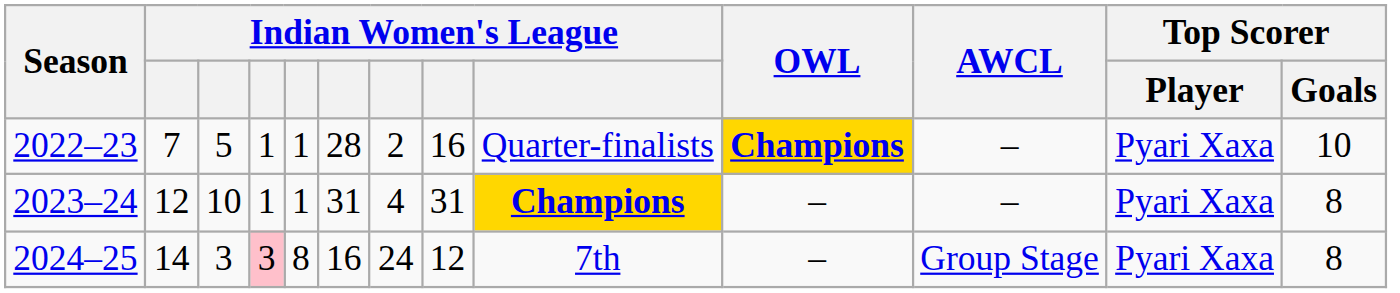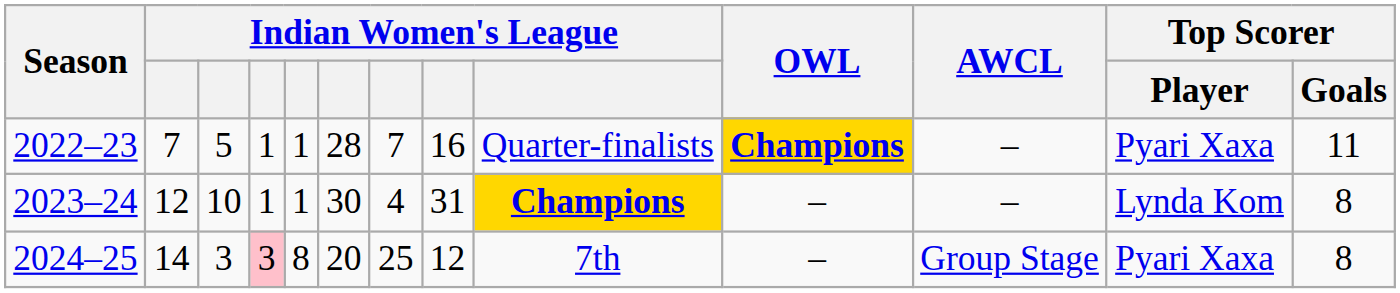(396, 145) 2 -> (396, 145) 7
(1334, 145) 10 -> (1344, 145) 11
(344, 201) 31 -> (344, 201) 30
(1195, 201) Pyari Xaxa -> (1200, 201) Lynda Kom
(344, 257) 16 -> (344, 257) 20
(396, 257) 24 -> (396, 257) 25
